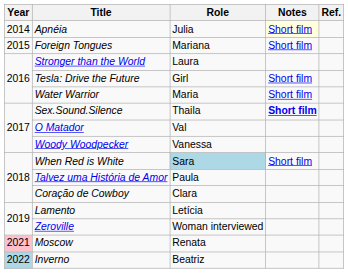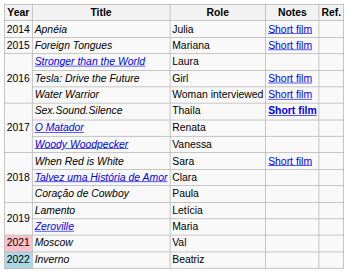(290, 29) lightyellow background -> (290, 29) no background
(185, 95) Maria -> (218, 95) Woman interviewed
(179, 128) Val -> (189, 128) Renata
(183, 161) lightblue background -> (183, 161) no background
(185, 177) Paula -> (185, 177) Clara
(185, 194) Clara -> (185, 194) Paula
(218, 227) Woman interviewed -> (185, 227) Maria
(189, 243) Renata -> (179, 243) Val
